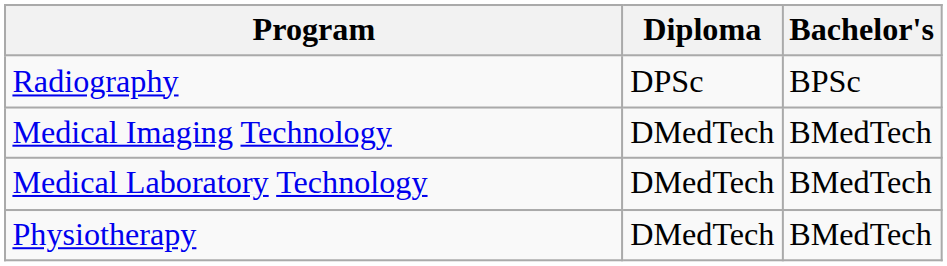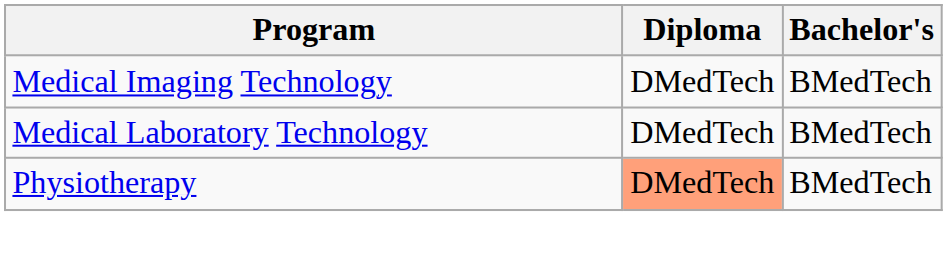- row: (95, 81)
(702, 234) no background -> (702, 183) lightsalmon background
